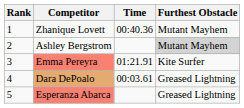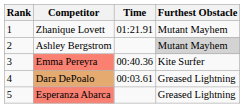(135, 29) 00:40.36 -> (135, 29) 01:21.91
(135, 62) 01:21.91 -> (135, 62) 00:40.36
